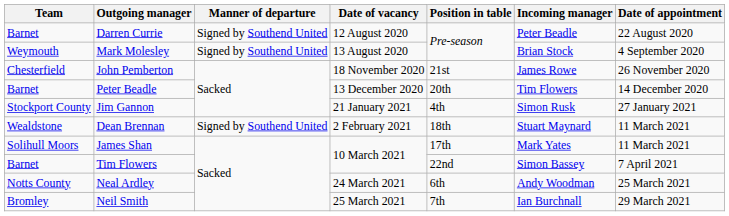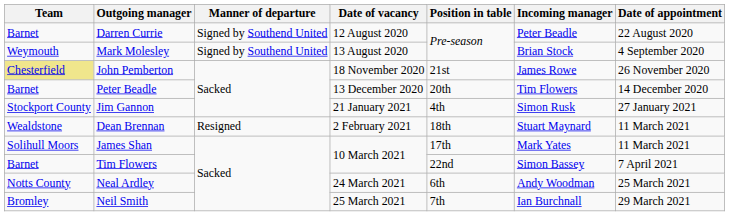(36, 70) no background -> (36, 70) khaki background
(262, 126) Signed by Southend United -> (219, 126) Resigned
